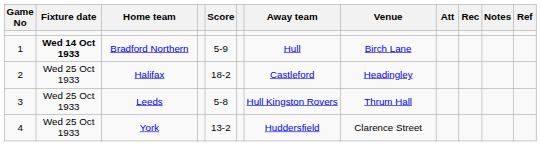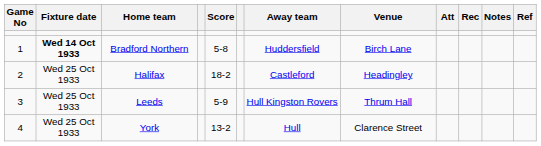(221, 48) 5-9 -> (221, 48) 5-8
(292, 48) Hull -> (292, 48) Huddersfield
(221, 101) 5-8 -> (221, 101) 5-9
(292, 128) Huddersfield -> (292, 128) Hull
